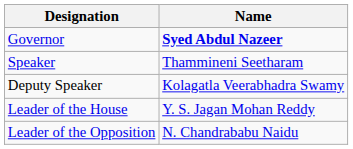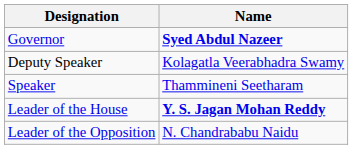rows swapped: (32, 62) <-> (55, 86)
(239, 109) normal -> (244, 109) bold
